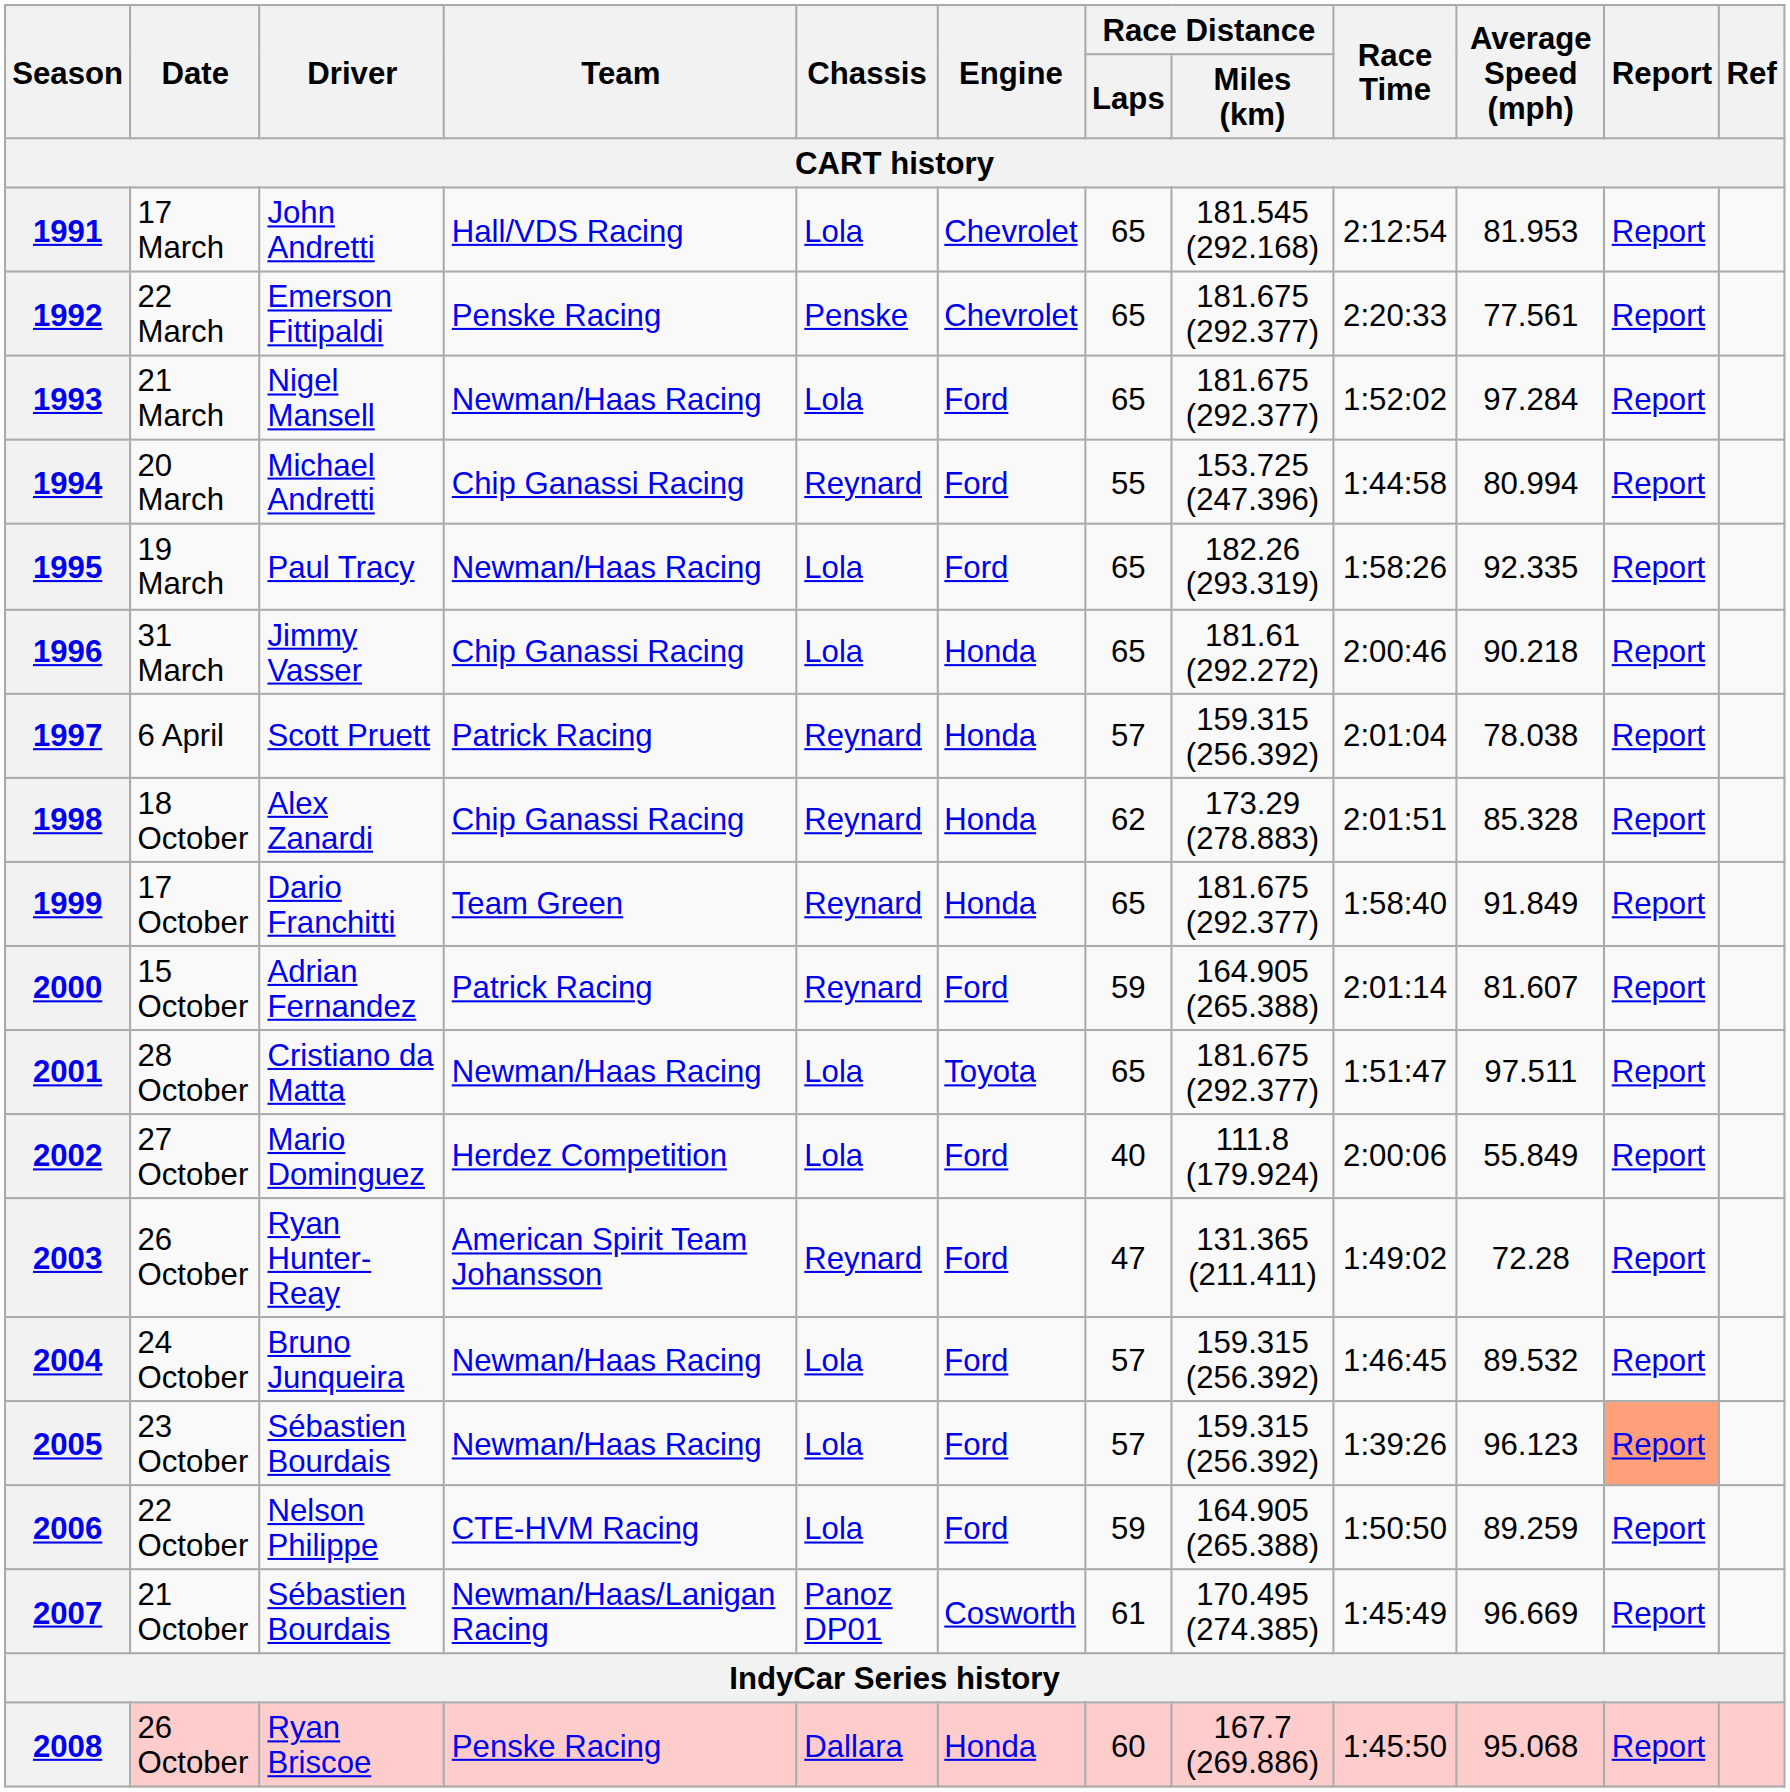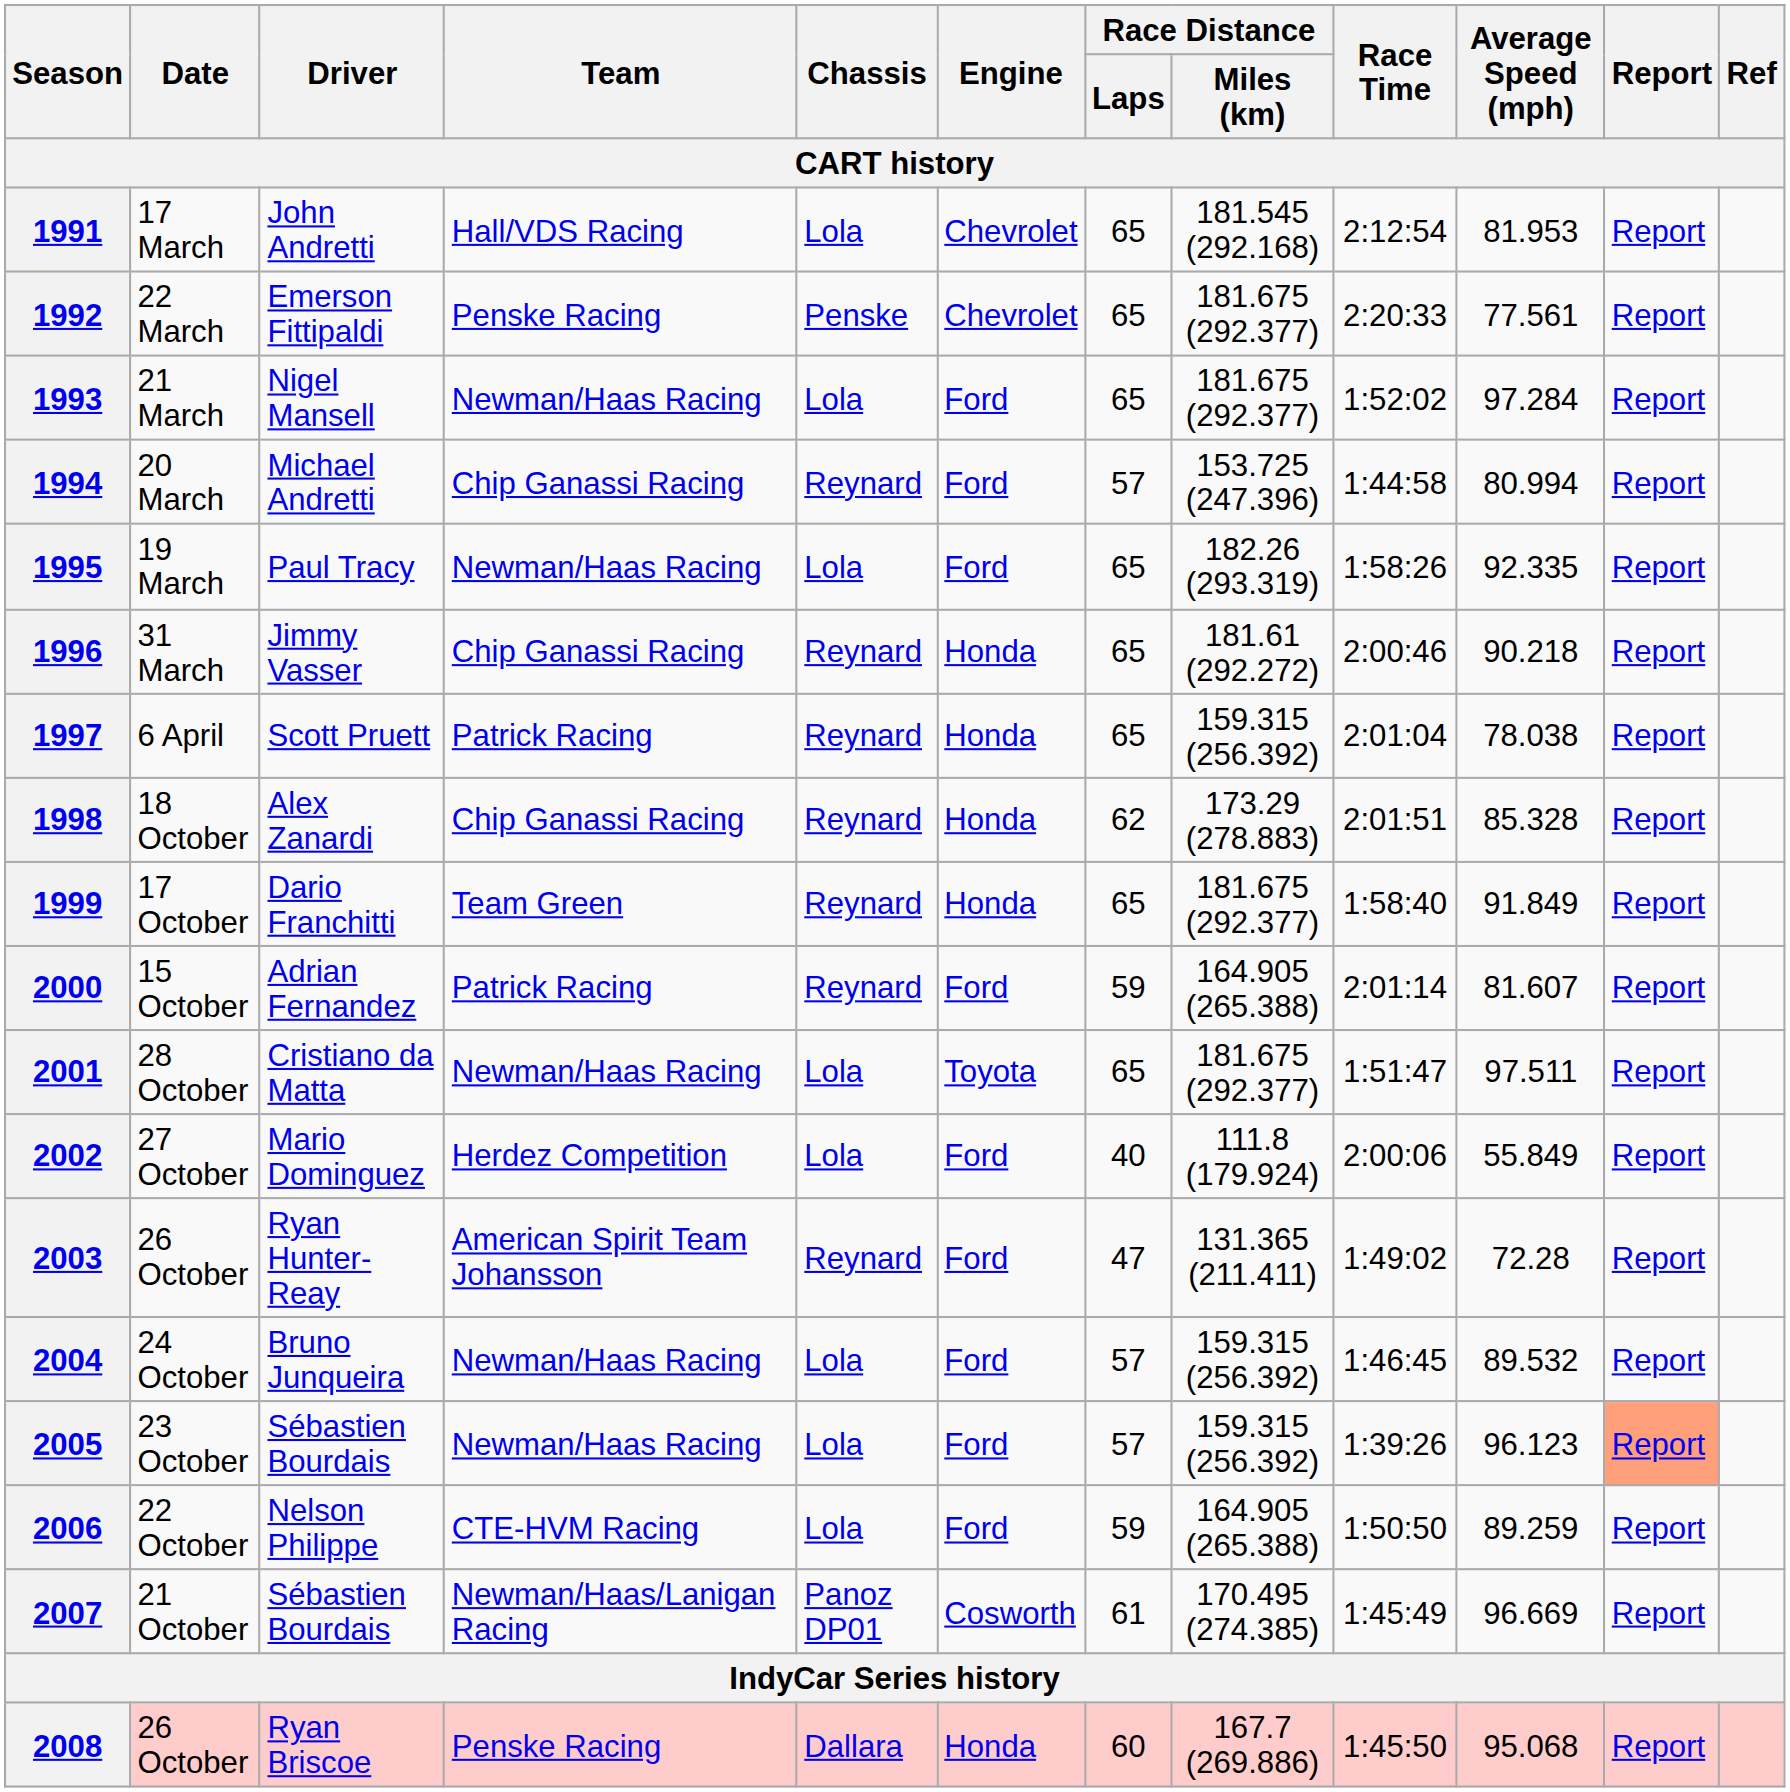(1128, 483) 55 -> (1128, 483) 57
(834, 651) Lola -> (863, 651) Reynard
(1128, 735) 57 -> (1128, 735) 65
